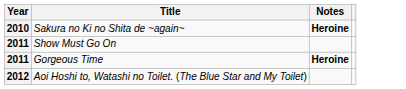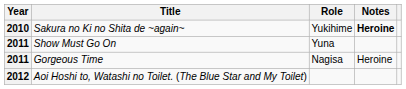+ column: (332, 12)
(330, 60) bold -> (375, 60) normal
